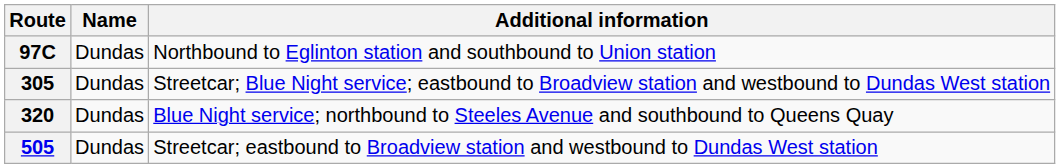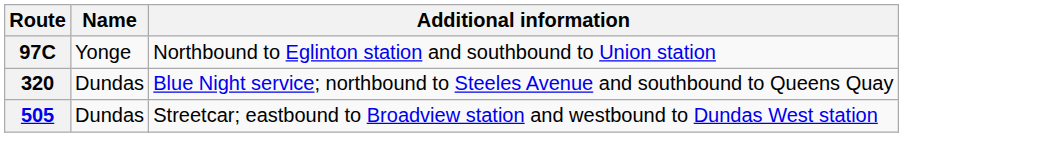(110, 52) Dundas -> (103, 52) Yonge
- row: (38, 83)
